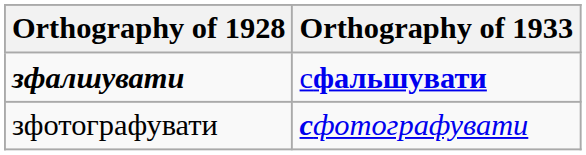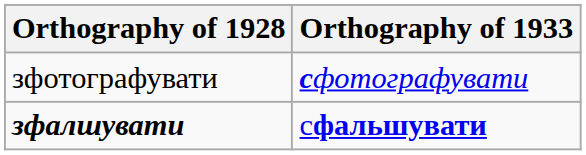rows swapped: (98, 76) <-> (115, 125)
